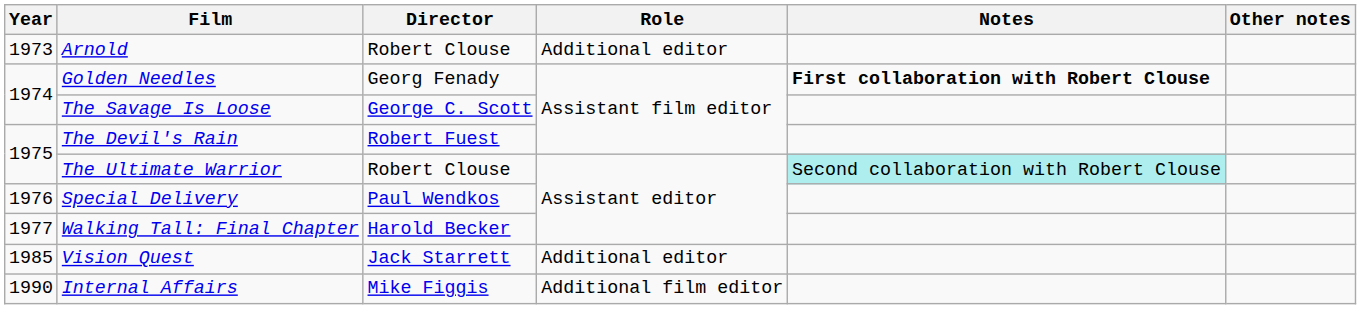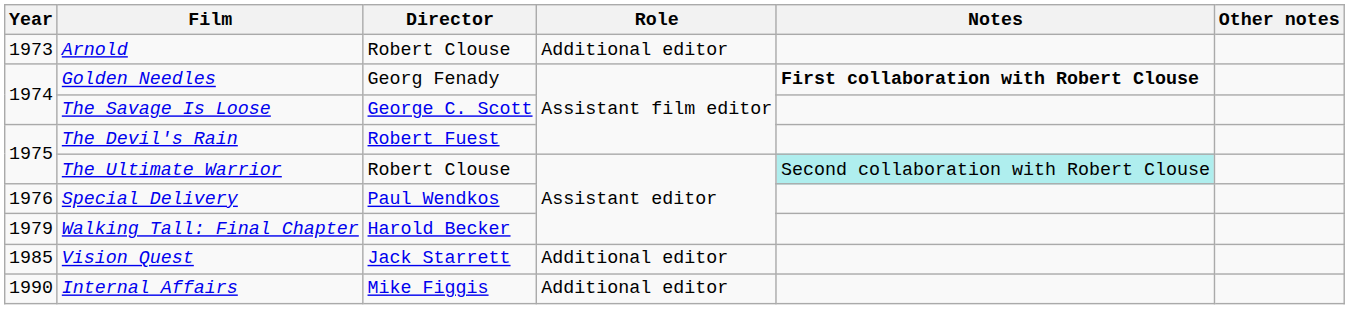(31, 229) 1977 -> (31, 229) 1979
(662, 289) Additional film editor -> (635, 289) Additional editor
